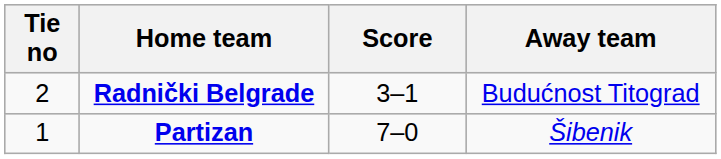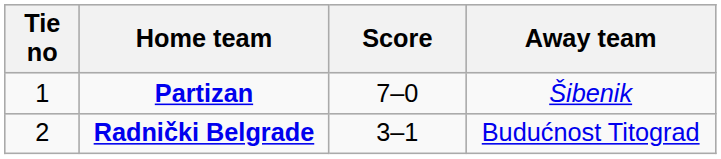rows swapped: (204, 133) <-> (204, 93)
